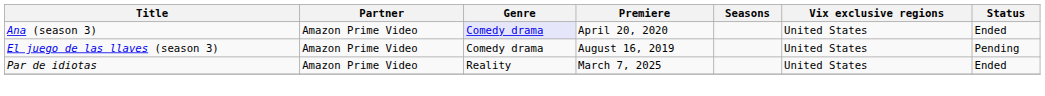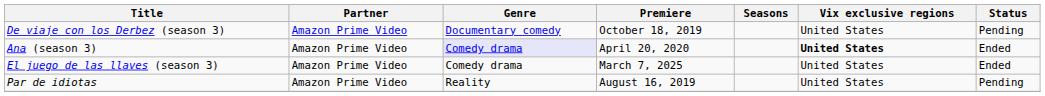+ row: (116, 30)
(826, 30) normal -> (842, 48) bold
(626, 48) August 16, 2019 -> (641, 65) March 7, 2025
(997, 48) Pending -> (995, 65) Ended
(620, 65) March 7, 2025 -> (647, 83) August 16, 2019
(991, 65) Ended -> (1001, 83) Pending
